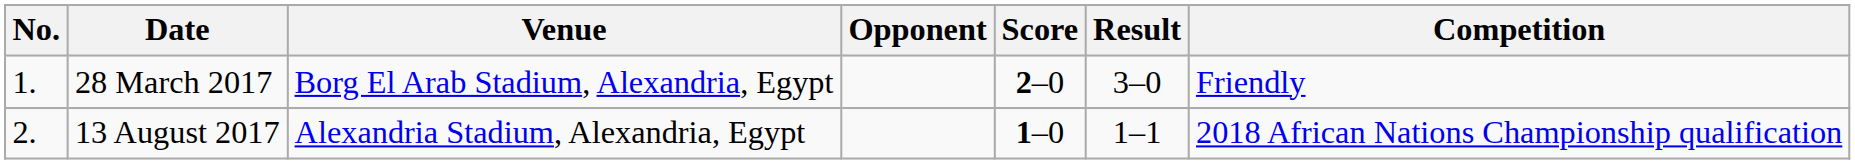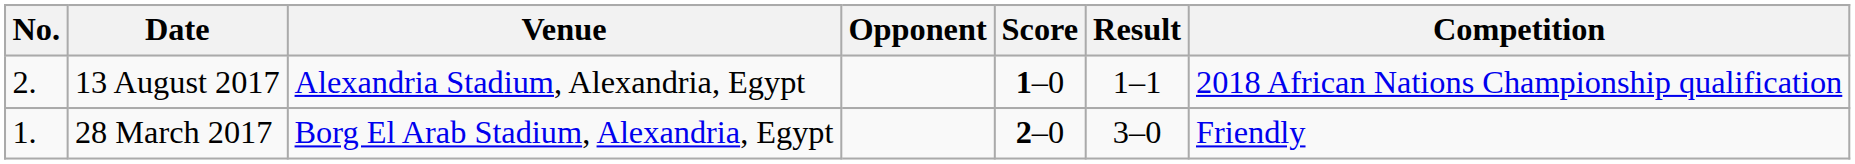rows swapped: (174, 81) <-> (177, 132)
